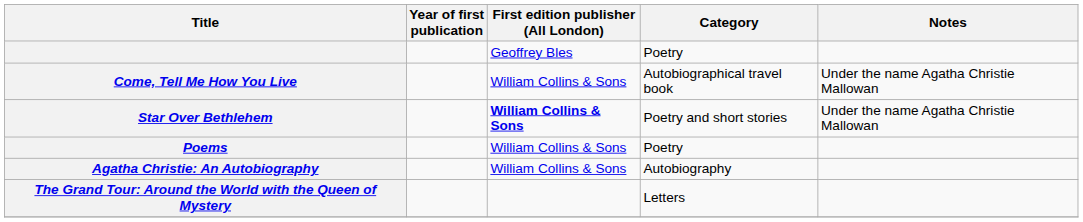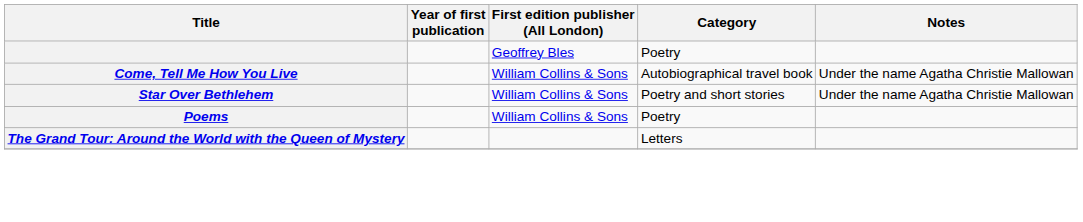(545, 118) bold -> (560, 95) normal
- row: (205, 169)
